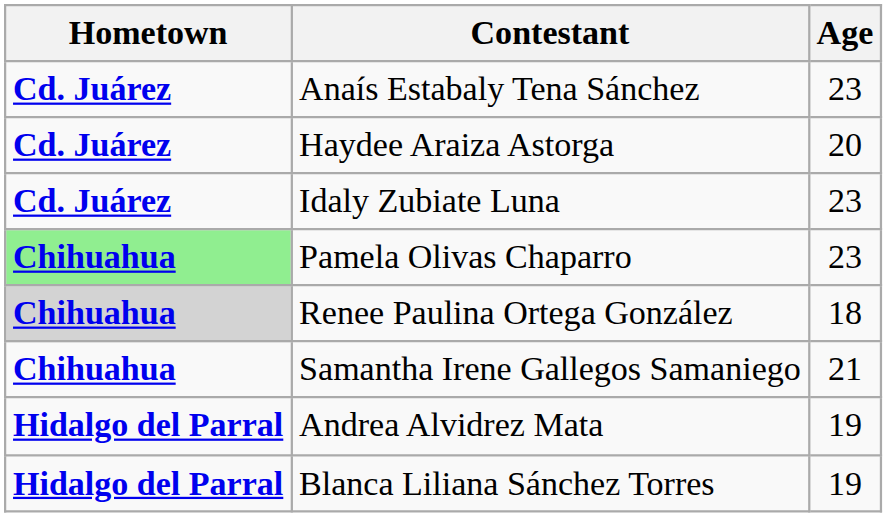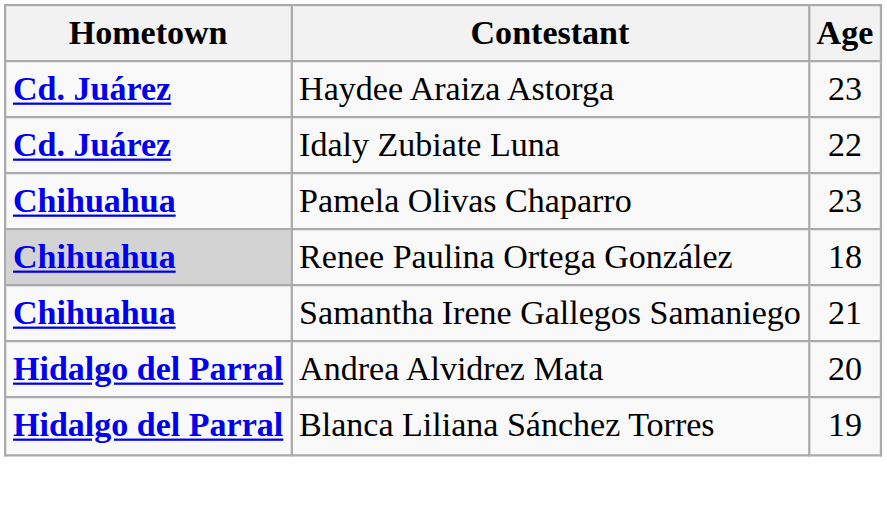- row: (499, 88)
(845, 145) 20 -> (845, 88) 23
(845, 201) 23 -> (845, 145) 22
(94, 257) lightgreen background -> (94, 201) no background
(845, 425) 19 -> (845, 369) 20
